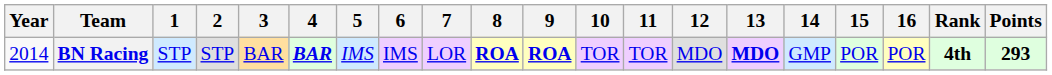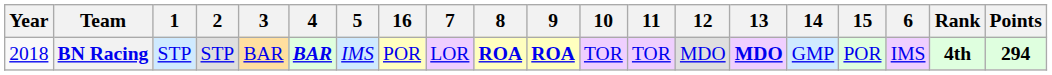columns swapped: (400, 21) <-> (906, 21)
(29, 53) 2014 -> (29, 53) 2018
(1016, 53) 293 -> (1016, 53) 294
